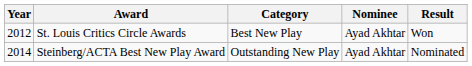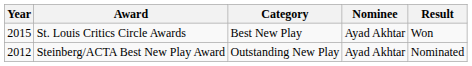(19, 33) 2012 -> (19, 33) 2015
(19, 52) 2014 -> (19, 52) 2012
